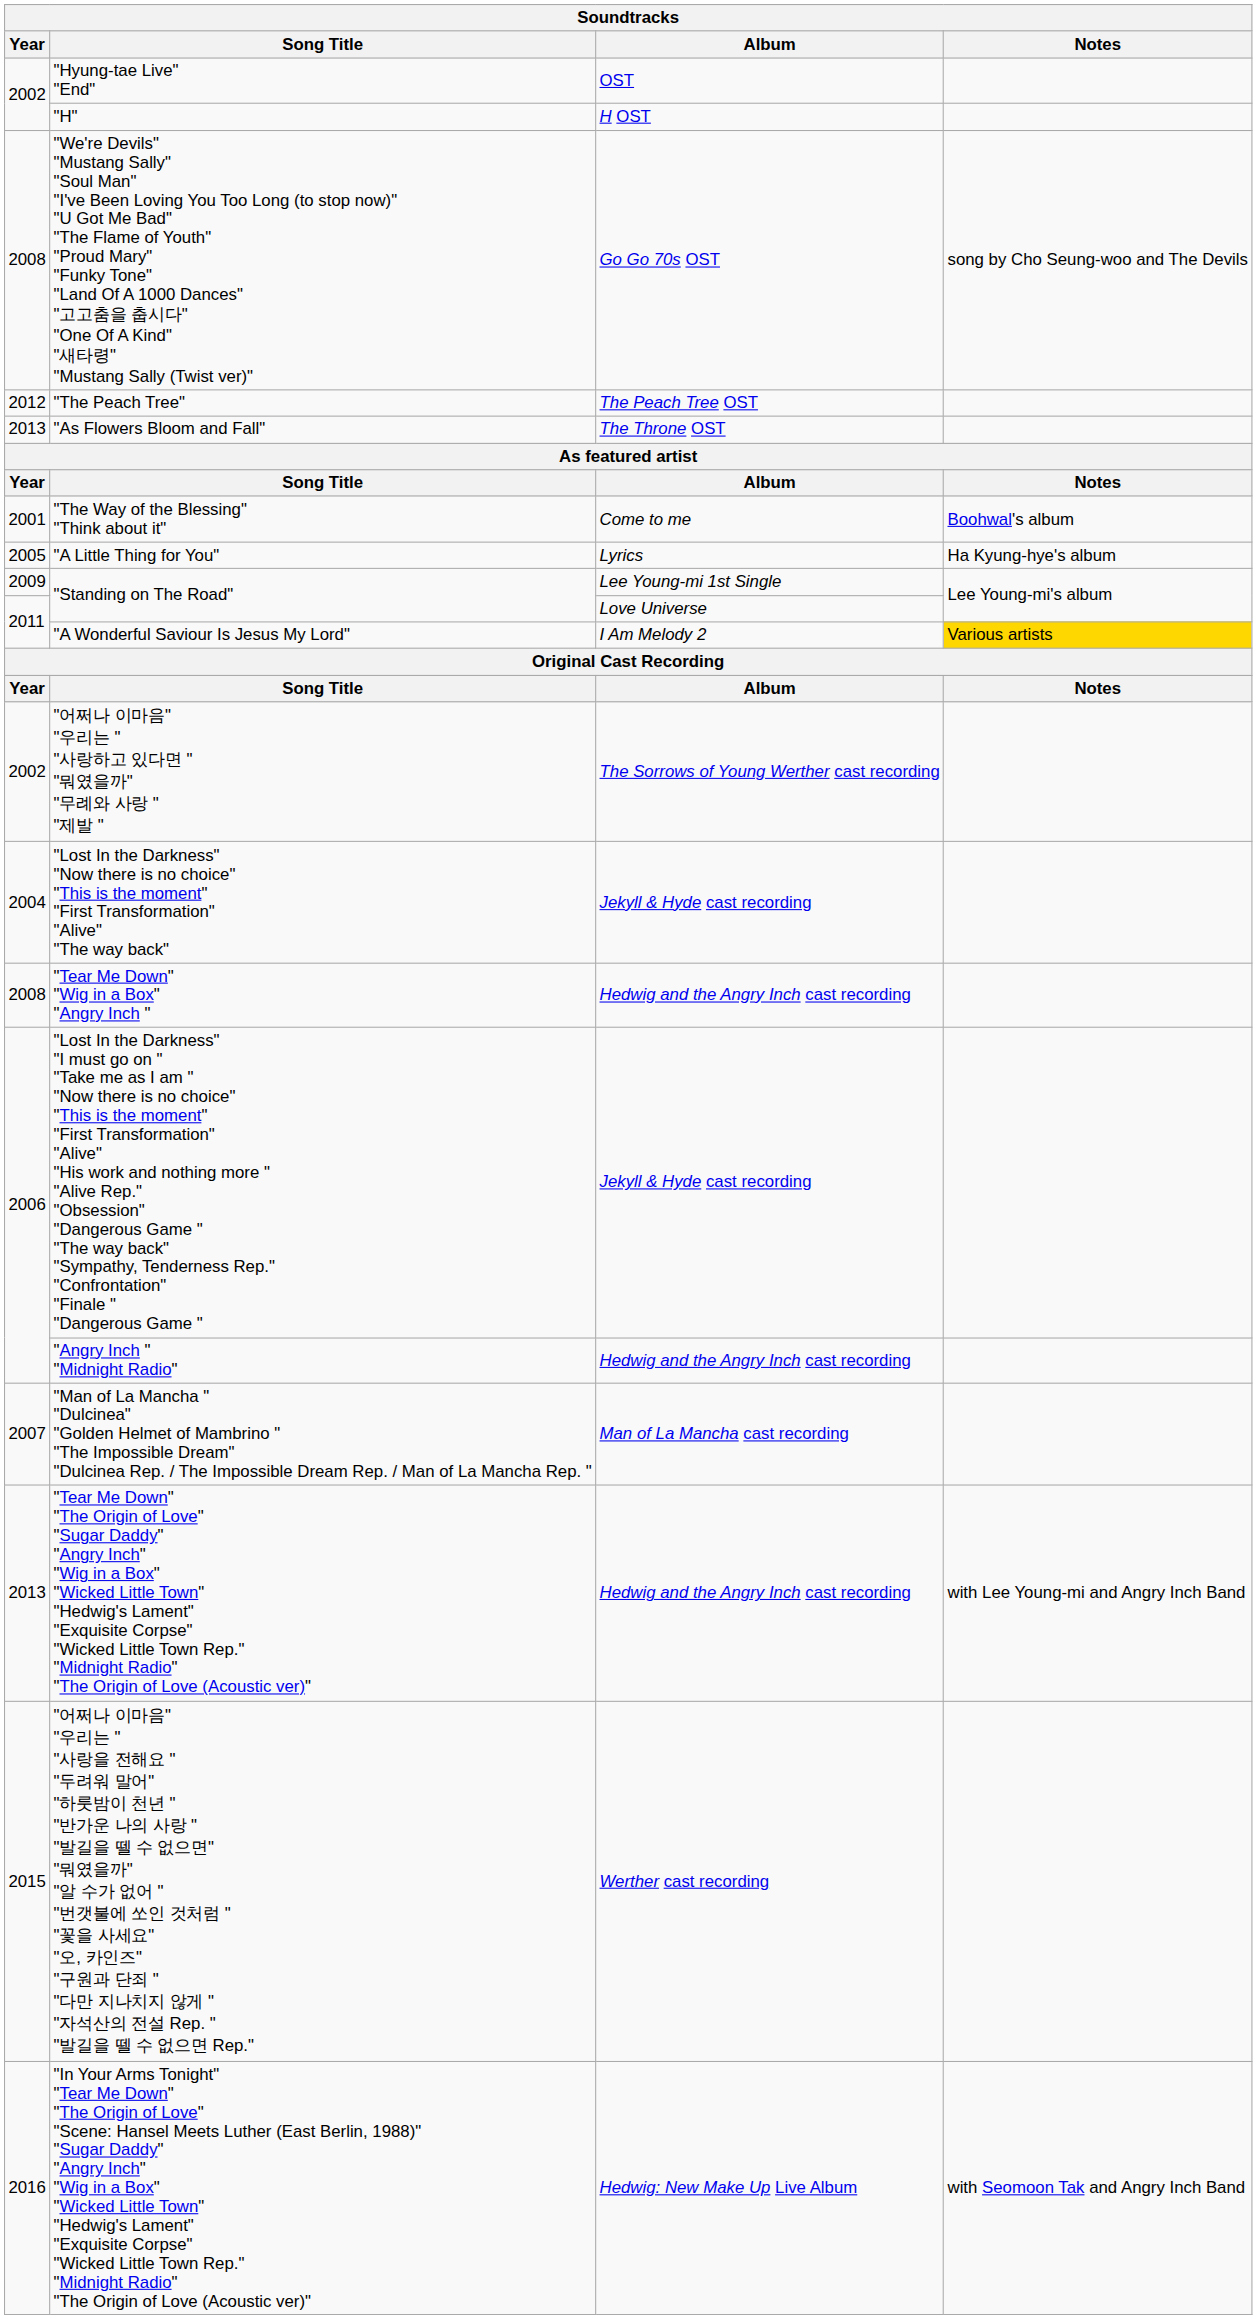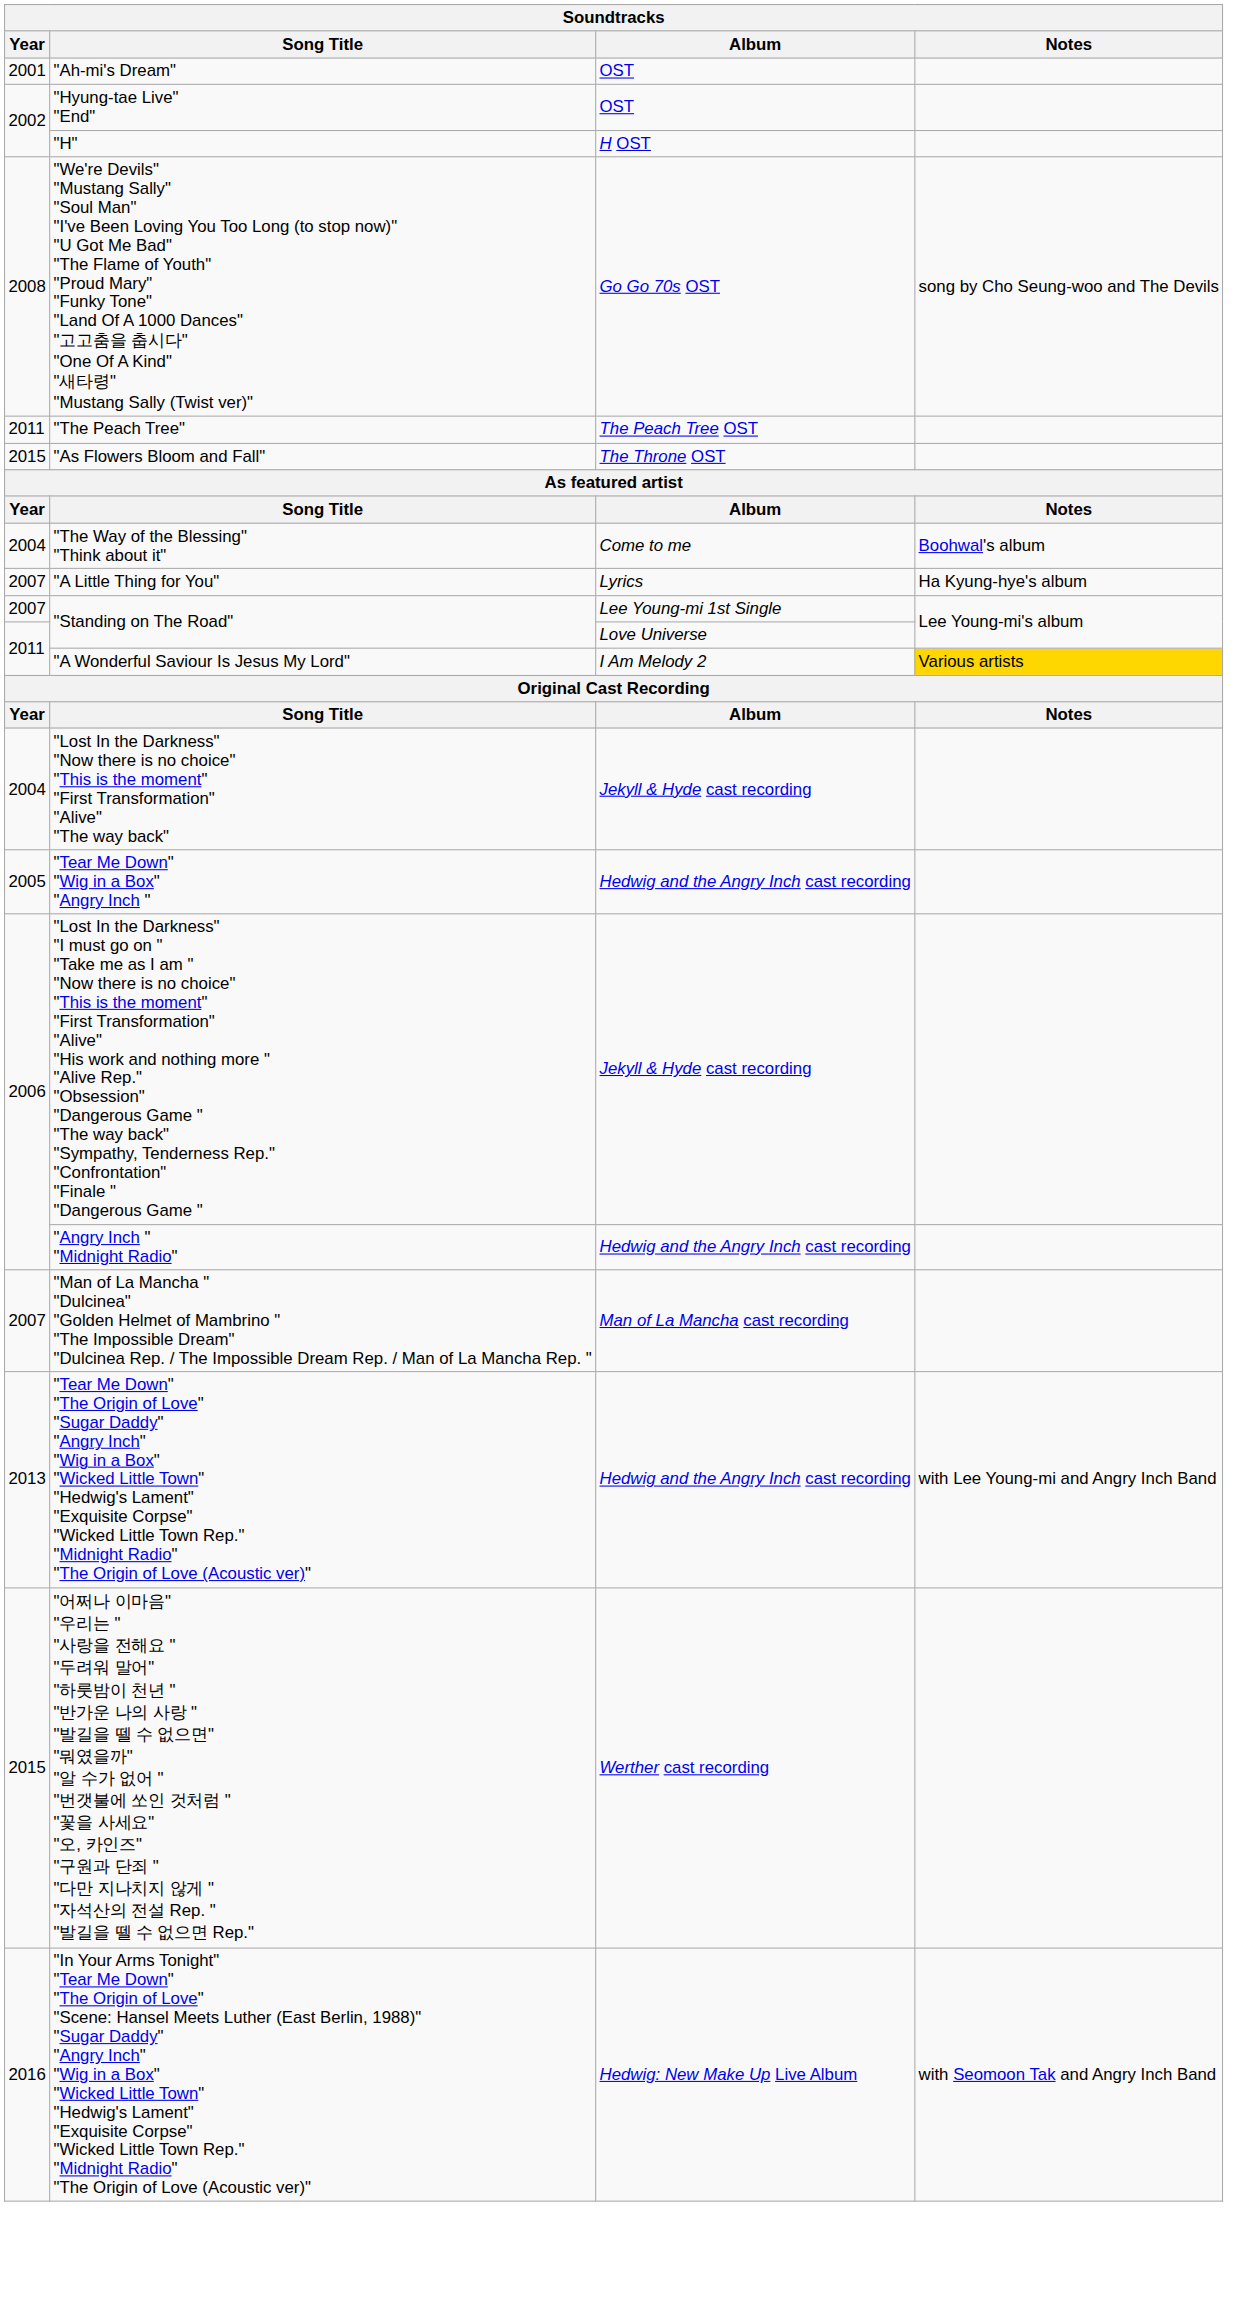+ row: (115, 71)
(27, 403) 2012 -> (26, 429) 2011
(27, 429) 2013 -> (27, 456) 2015
(27, 519) 2001 -> (27, 545) 2004
(27, 555) 2005 -> (27, 581) 2007
(27, 581) 2009 -> (27, 608) 2007
- row: (123, 771)
(27, 995) 2008 -> (27, 881) 2005
